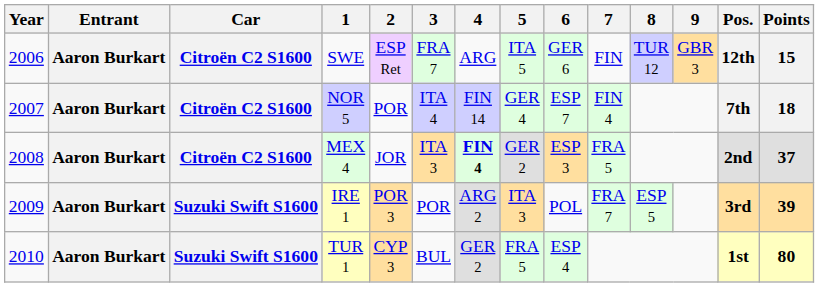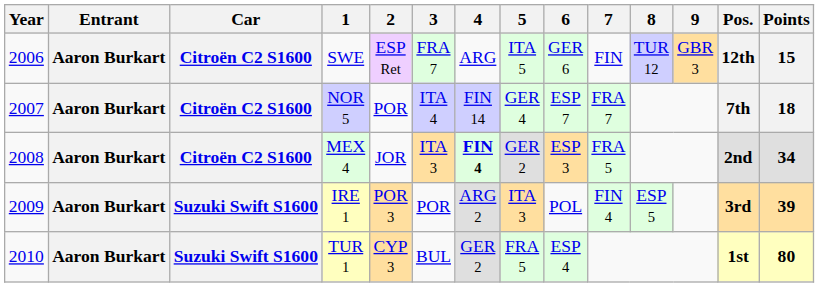(608, 106) FIN 4 -> (608, 106) FRA 7
(786, 156) 37 -> (786, 156) 34
(608, 205) FRA 7 -> (608, 205) FIN 4
